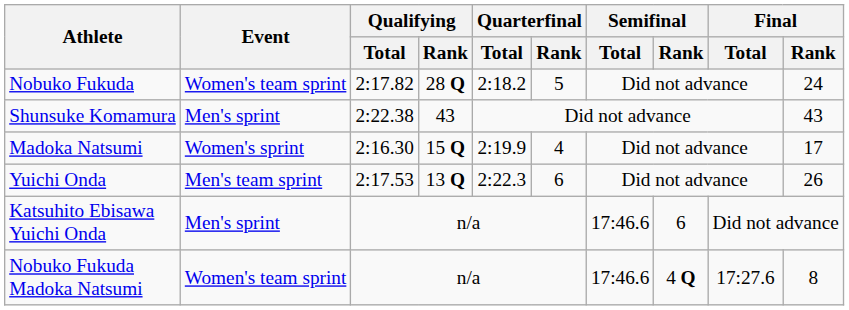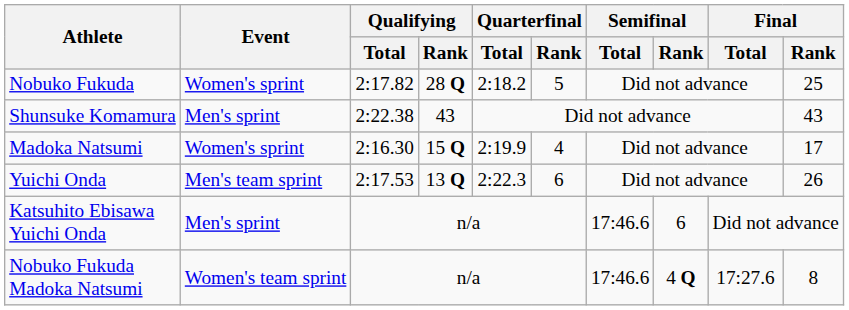(266, 84) Women's team sprint -> (244, 84) Women's sprint
(813, 84) 24 -> (813, 84) 25
